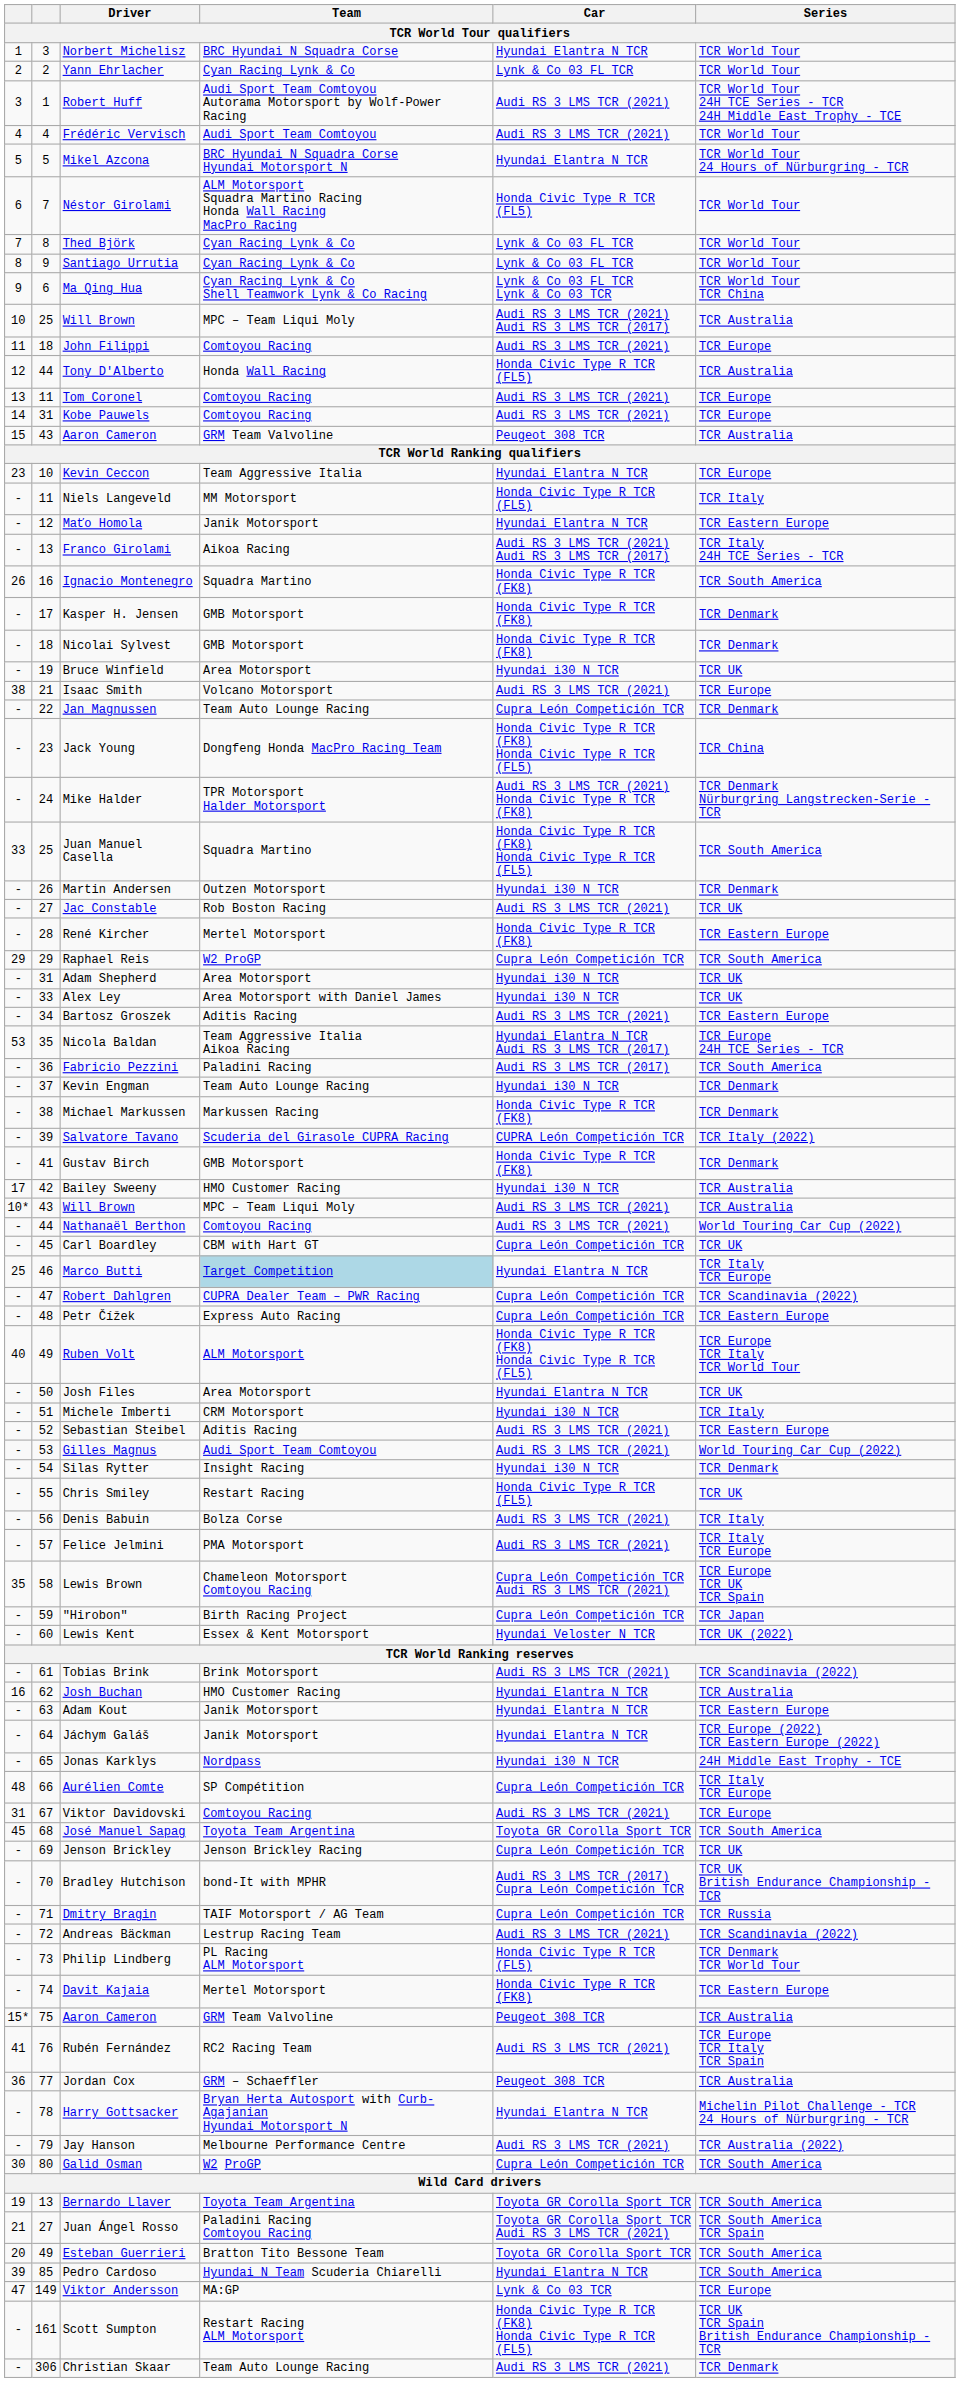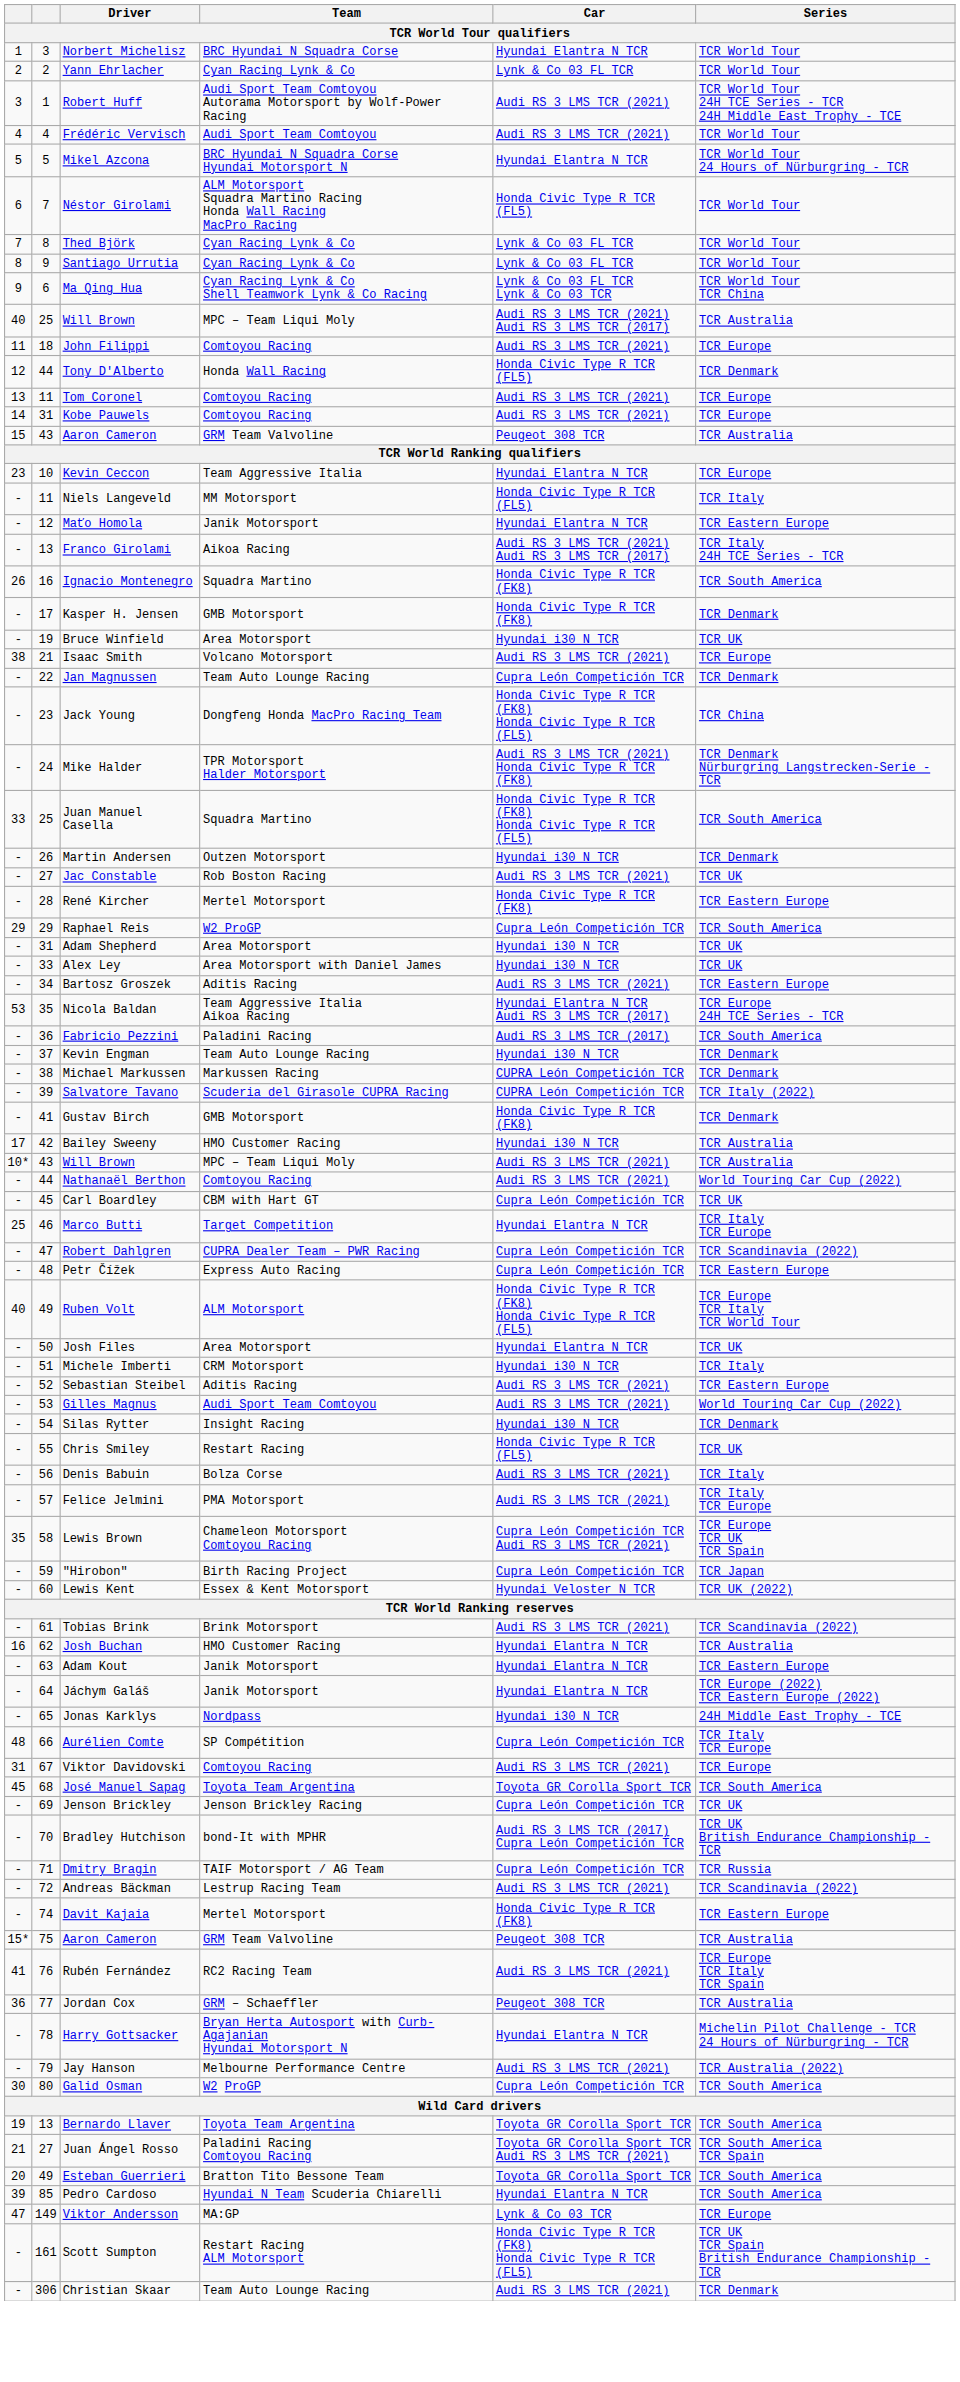(18, 321) 10 -> (18, 321) 40
(746, 372) TCR Australia -> (739, 372) TCR Denmark
- row: (46, 646)
(575, 1112) Honda Civic Type R TCR (FK8) -> (590, 1074) CUPRA León Competición TCR
(268, 1271) lightblue background -> (268, 1226) no background
- row: (46, 1960)
